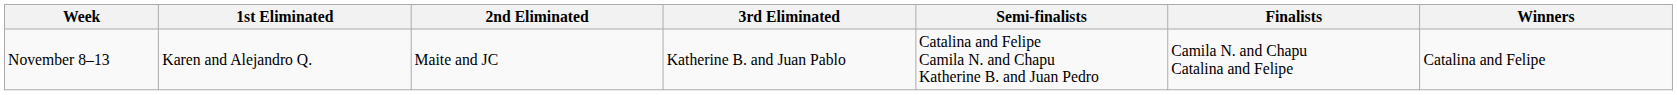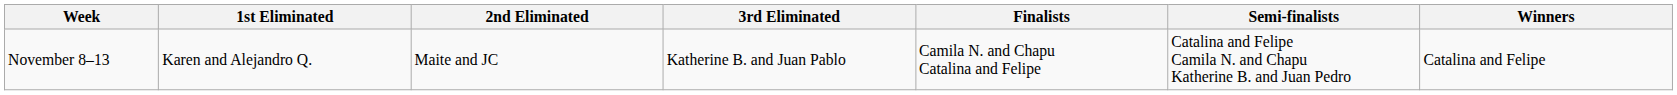columns swapped: (1042, 16) <-> (1294, 16)
